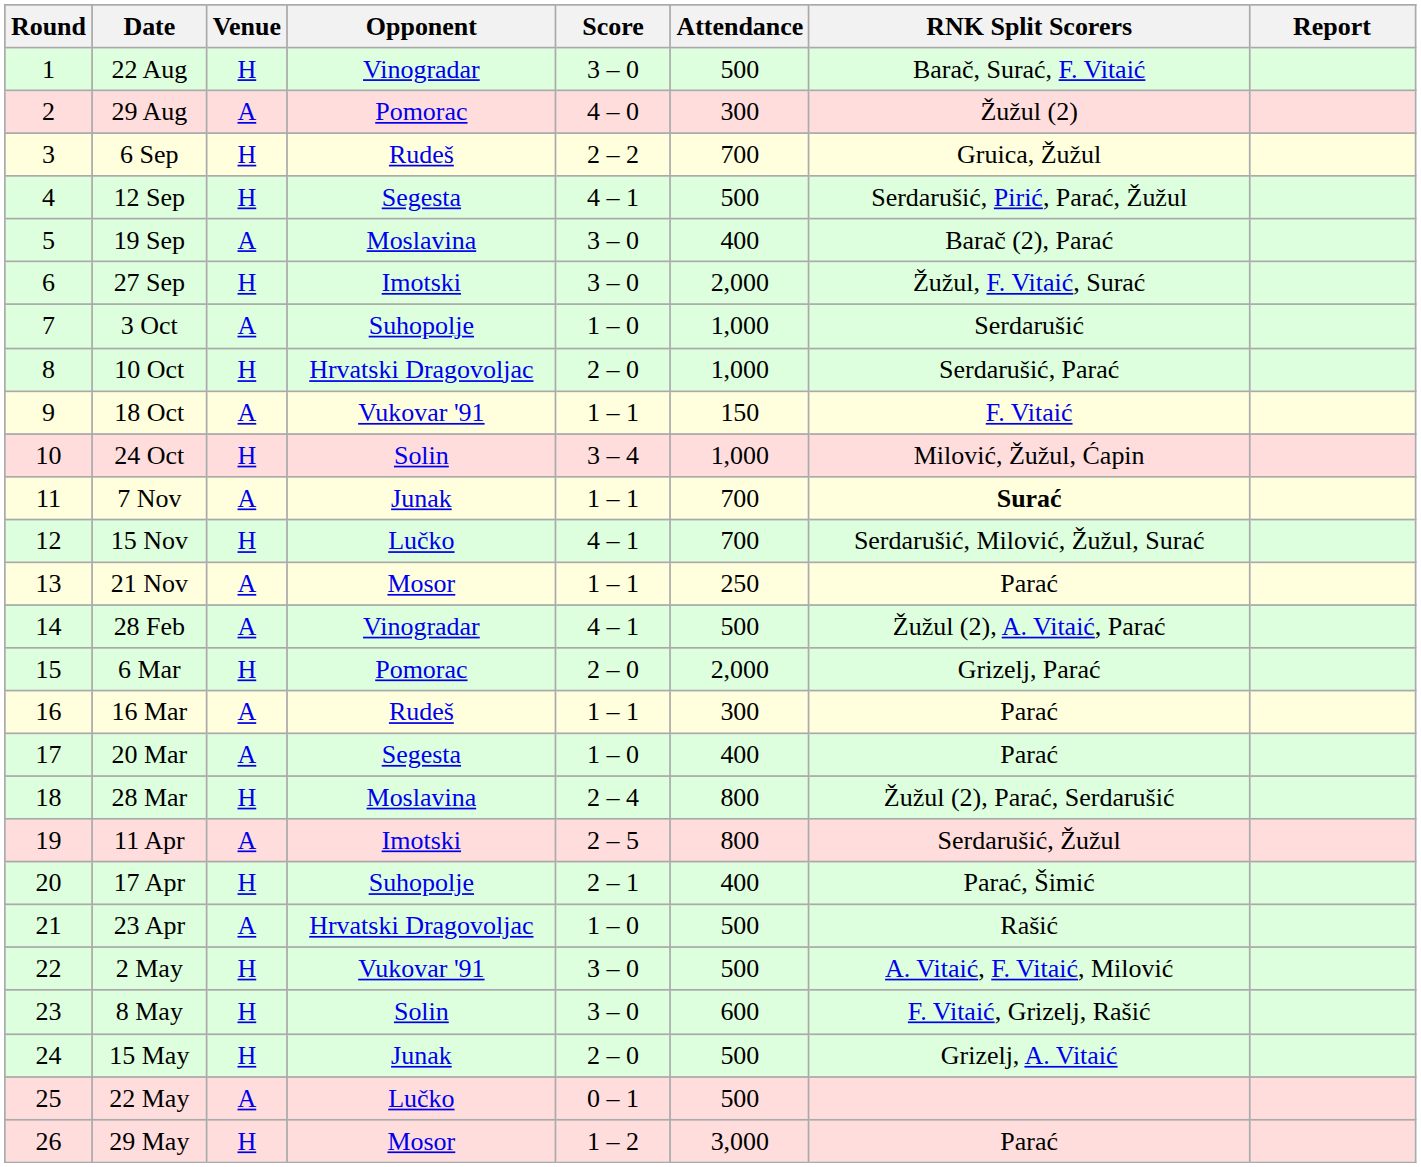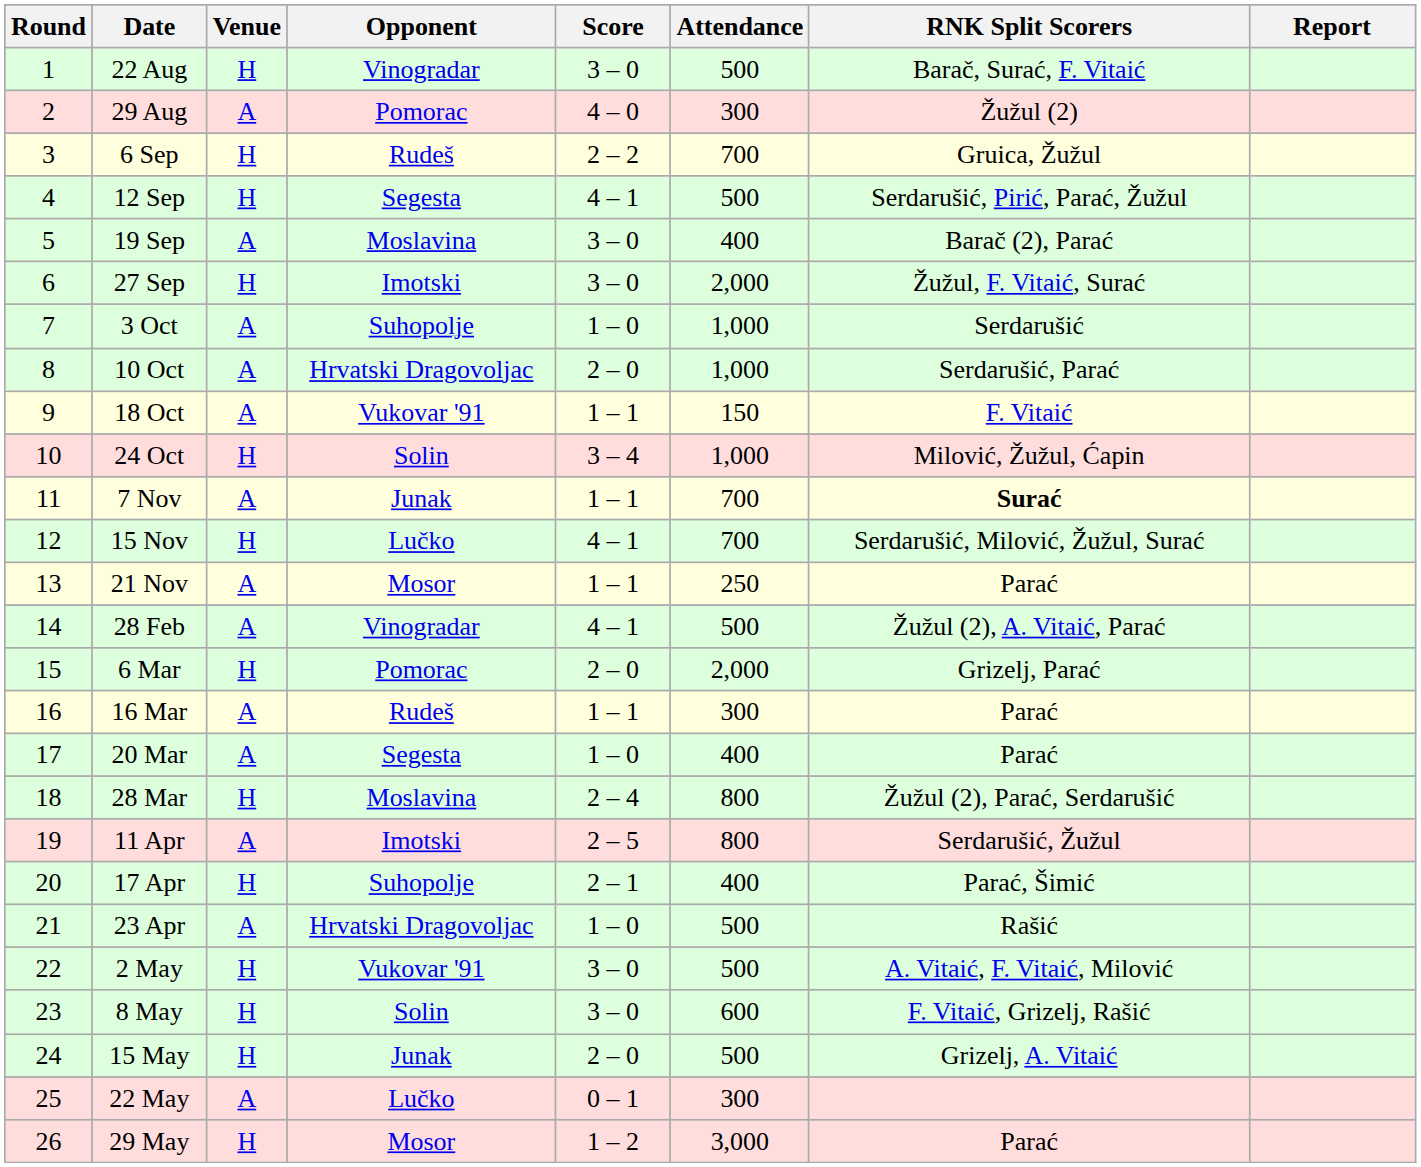(247, 368) H -> (247, 368) A
(740, 1097) 500 -> (740, 1097) 300
